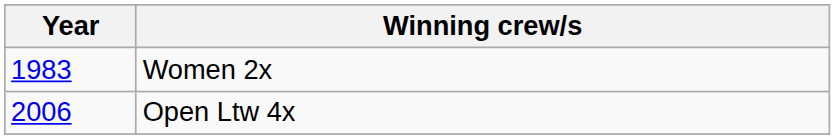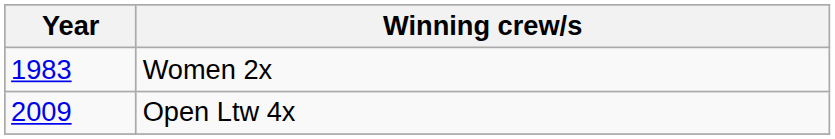(41, 112) 2006 -> (41, 112) 2009
